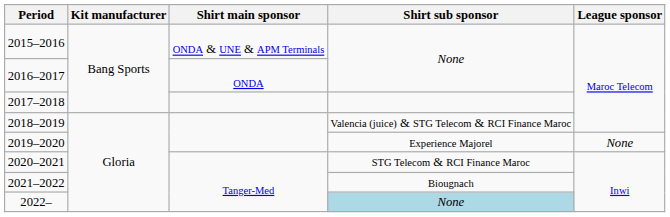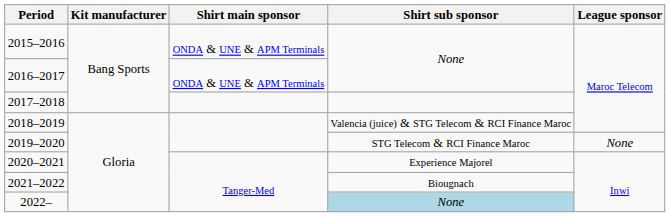(248, 83) ONDA -> (248, 82) ONDA & UNE & APM Terminals
(451, 143) Experience Majorel -> (451, 142) STG Telecom & RCI Finance Maroc
(451, 162) STG Telecom & RCI Finance Maroc -> (451, 163) Experience Majorel
